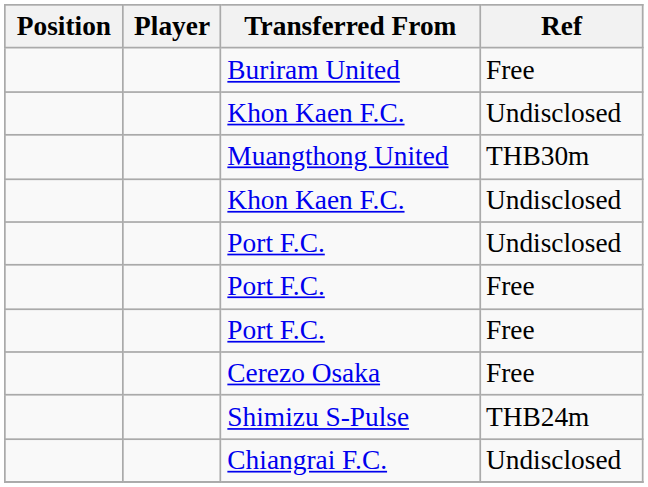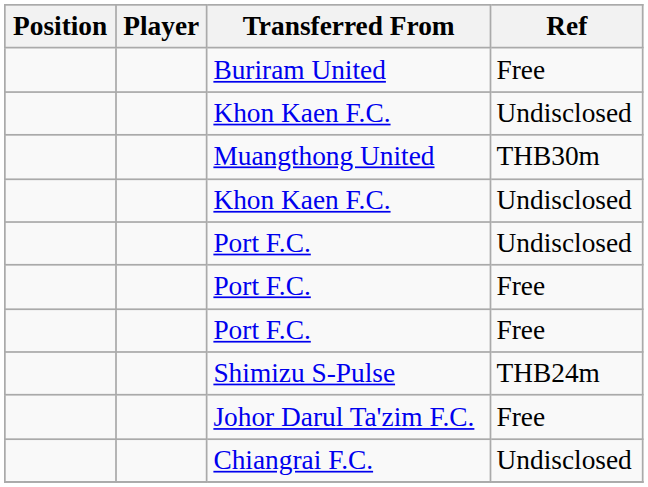- row: (304, 373)
+ row: (344, 416)
